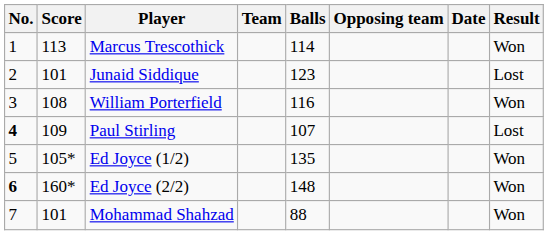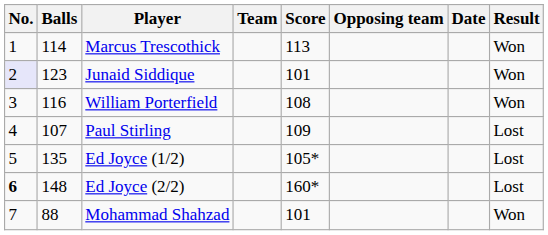columns swapped: (62, 18) <-> (308, 18)
(13, 74) no background -> (13, 74) lavender background
(509, 74) Lost -> (509, 74) Won
(13, 131) bold -> (13, 131) normal
(509, 159) Won -> (509, 159) Lost
(509, 187) Won -> (509, 187) Lost
